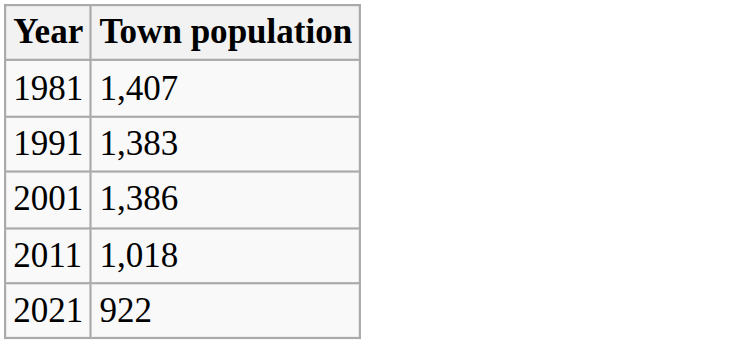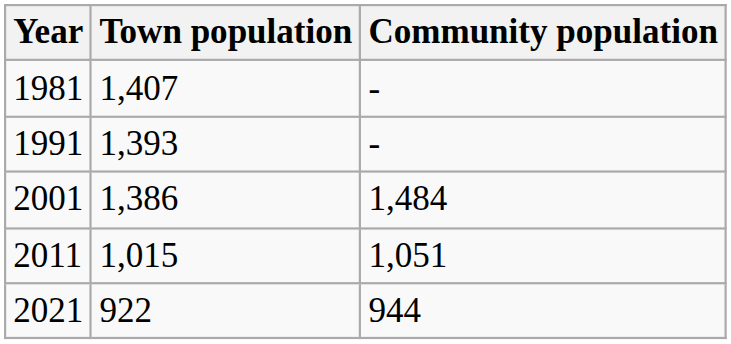+ column: (543, 32)
(139, 143) 1,383 -> (139, 143) 1,393
(139, 254) 1,018 -> (139, 254) 1,015
